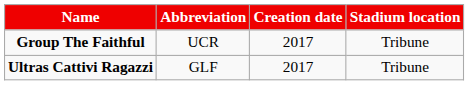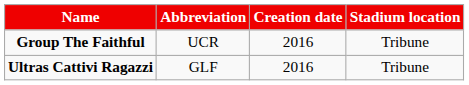(298, 42) 2017 -> (298, 42) 2016
(298, 67) 2017 -> (298, 67) 2016
